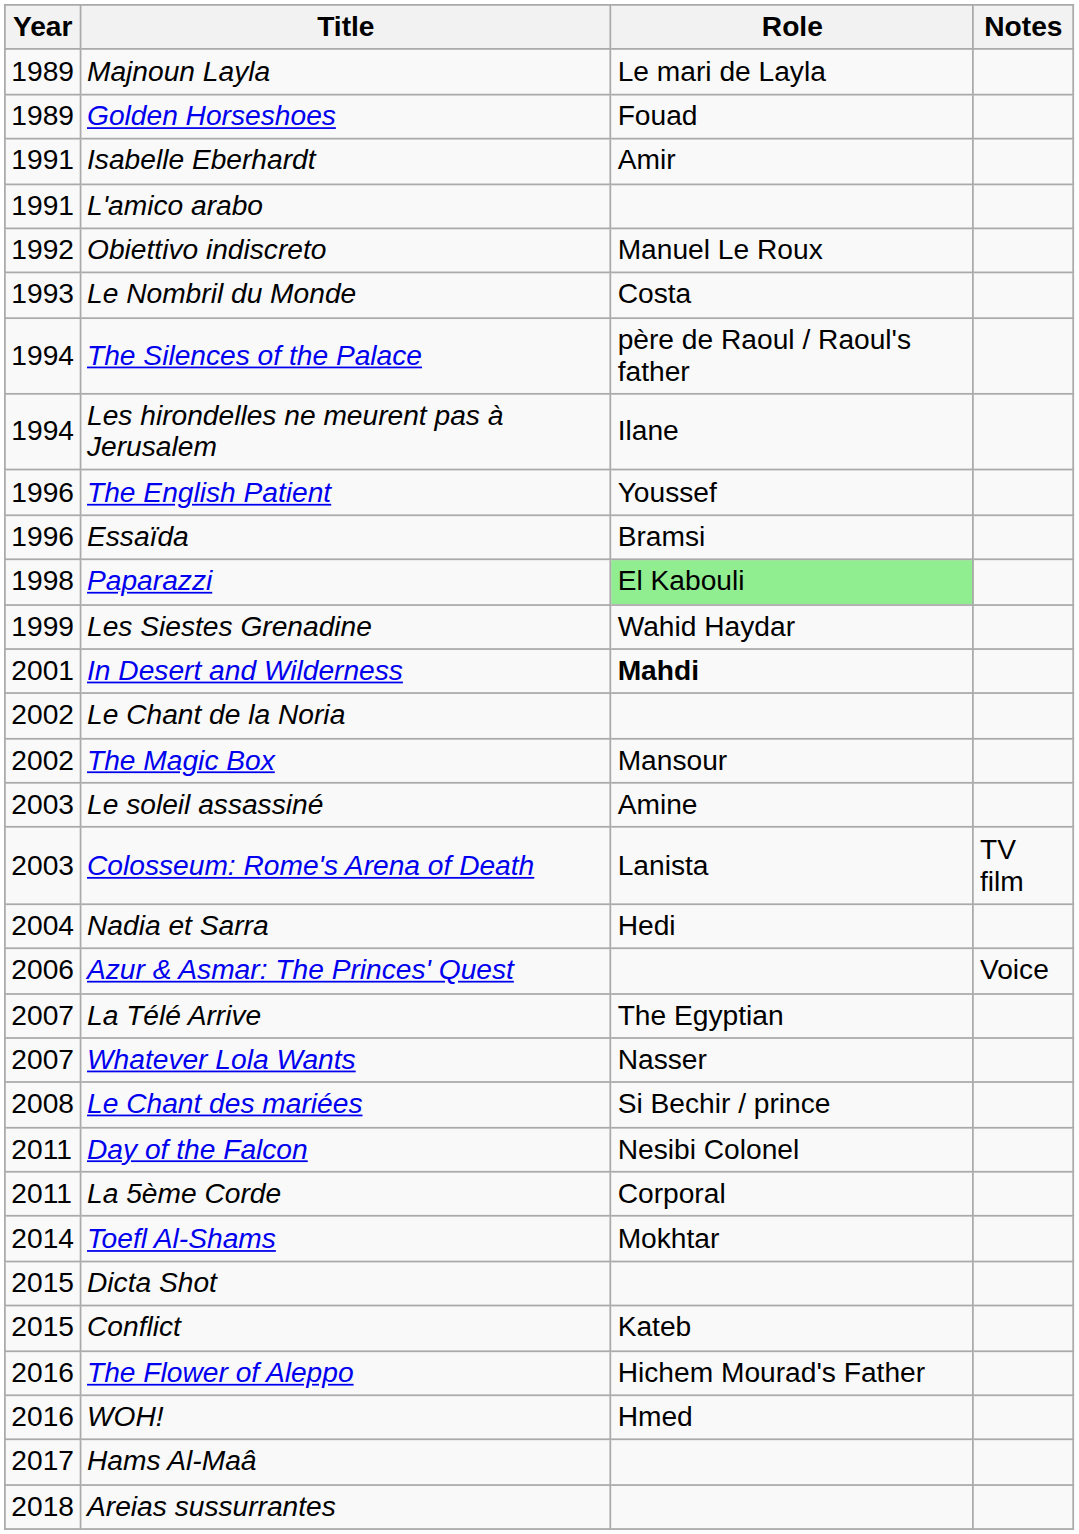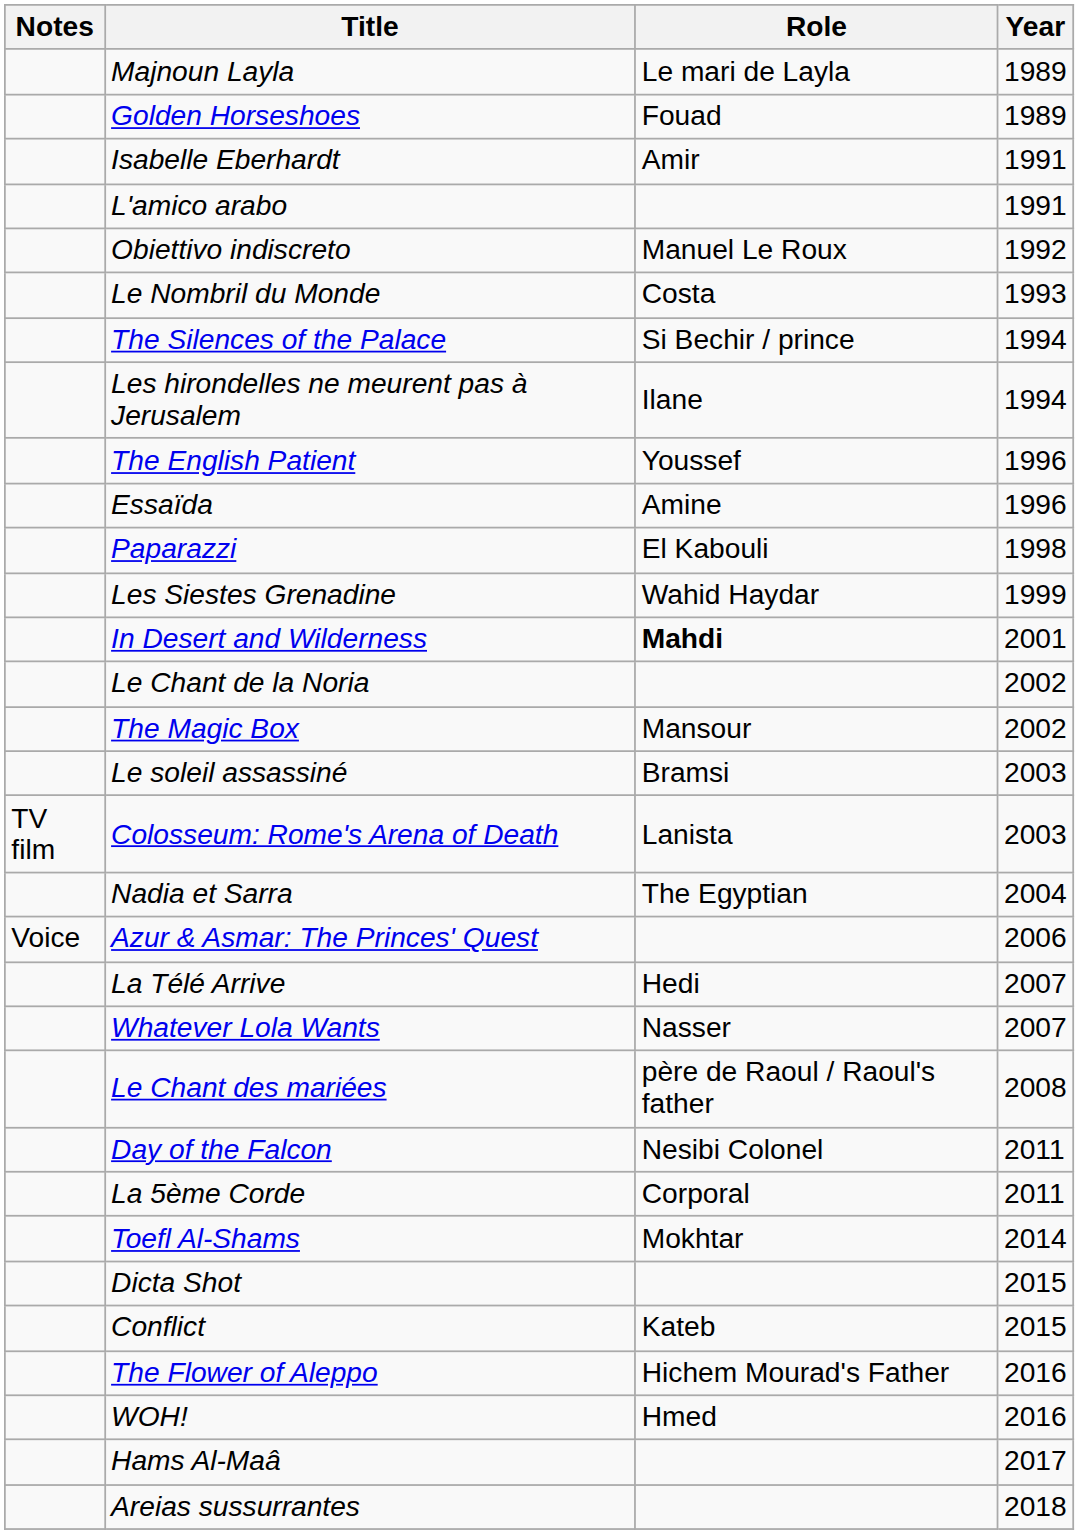columns swapped: (43, 26) <-> (1023, 26)
(764, 355) père de Raoul / Raoul's father -> (748, 339) Si Bechir / prince
(661, 536) Bramsi -> (682, 505) Amine
(681, 581) lightgreen background -> (705, 549) no background
(658, 804) Amine -> (686, 773) Bramsi
(647, 925) Hedi -> (725, 894) The Egyptian
(701, 1015) The Egyptian -> (671, 983) Hedi
(724, 1104) Si Bechir / prince -> (788, 1088) père de Raoul / Raoul's father
